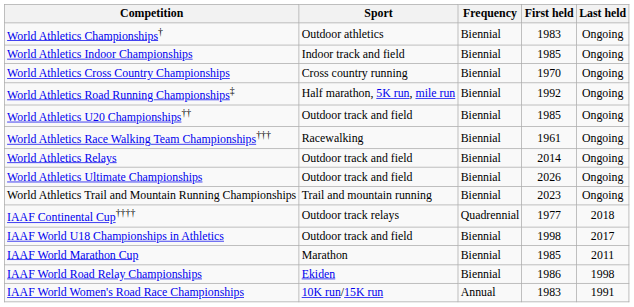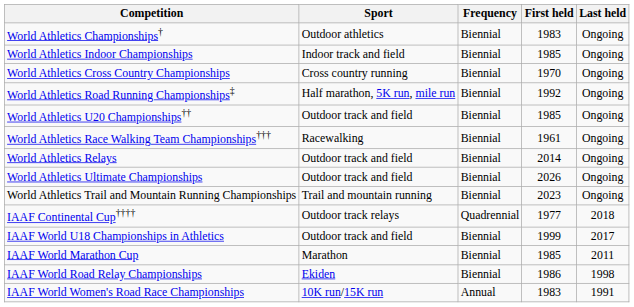(549, 236) 1998 -> (549, 236) 1999
